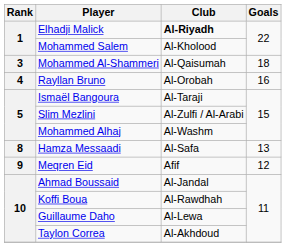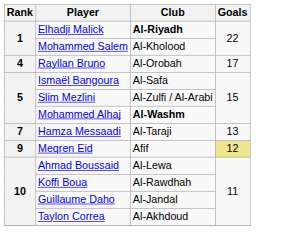- row: (98, 64)
(263, 81) 16 -> (233, 64) 17
(183, 98) Al-Taraji -> (150, 81) Al-Safa
(188, 132) normal -> (159, 115) bold
(20, 149) 8 -> (20, 132) 7
(181, 149) Al-Safa -> (152, 132) Al-Taraji
(263, 166) no background -> (233, 149) khaki background
(186, 183) Al-Jandal -> (152, 166) Al-Lewa
(183, 217) Al-Lewa -> (155, 200) Al-Jandal
